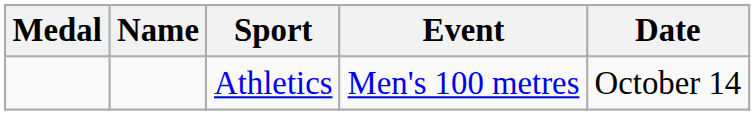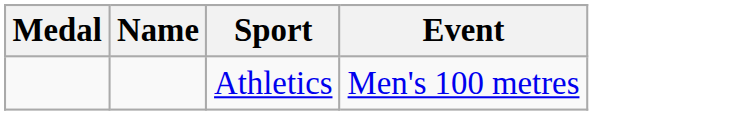- column: (668, 30)
